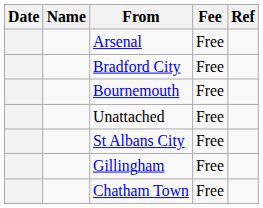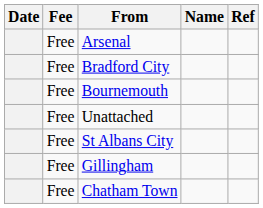columns swapped: (66, 16) <-> (210, 16)
